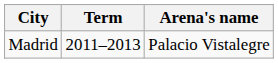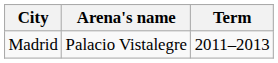columns swapped: (209, 17) <-> (103, 17)
